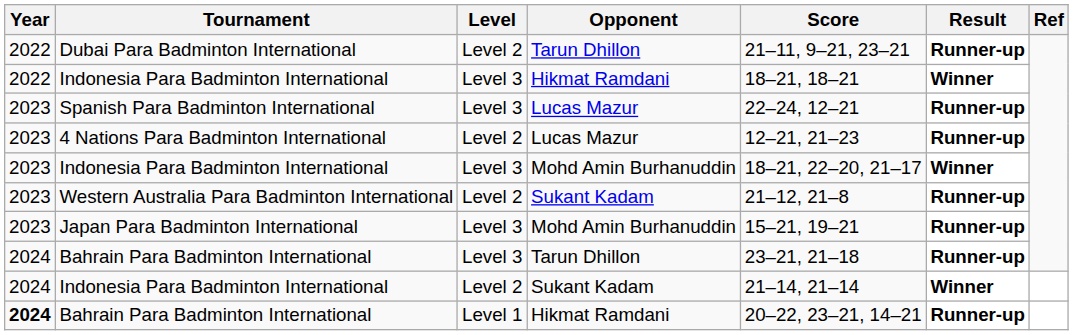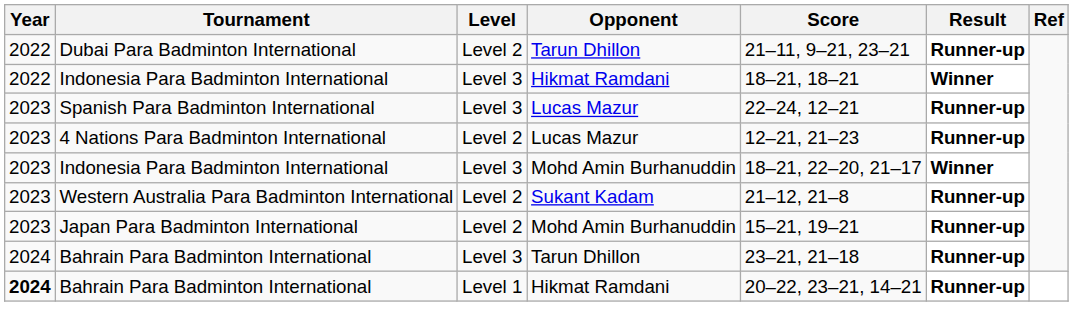(492, 227) Level 3 -> (492, 227) Level 2
- row: (224, 286)
